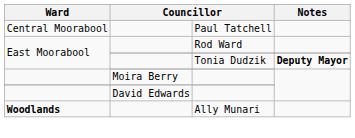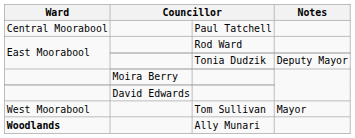(312, 61) bold -> (312, 61) normal
+ row: (151, 109)
